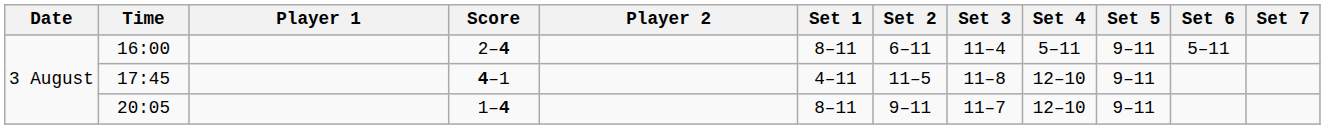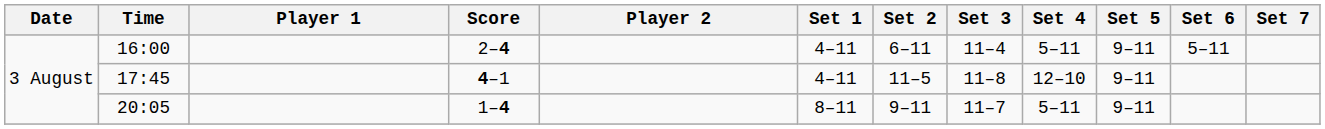(835, 49) 8–11 -> (835, 49) 4–11
(1059, 108) 12–10 -> (1059, 108) 5–11
